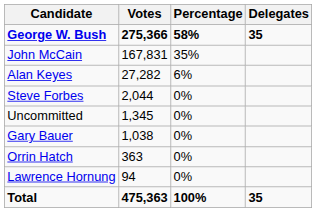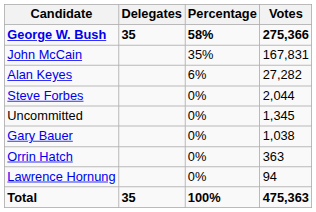columns swapped: (145, 14) <-> (279, 14)
